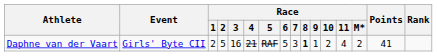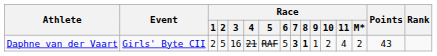(295, 43) normal -> (295, 43) bold
(386, 43) 41 -> (386, 43) 43
